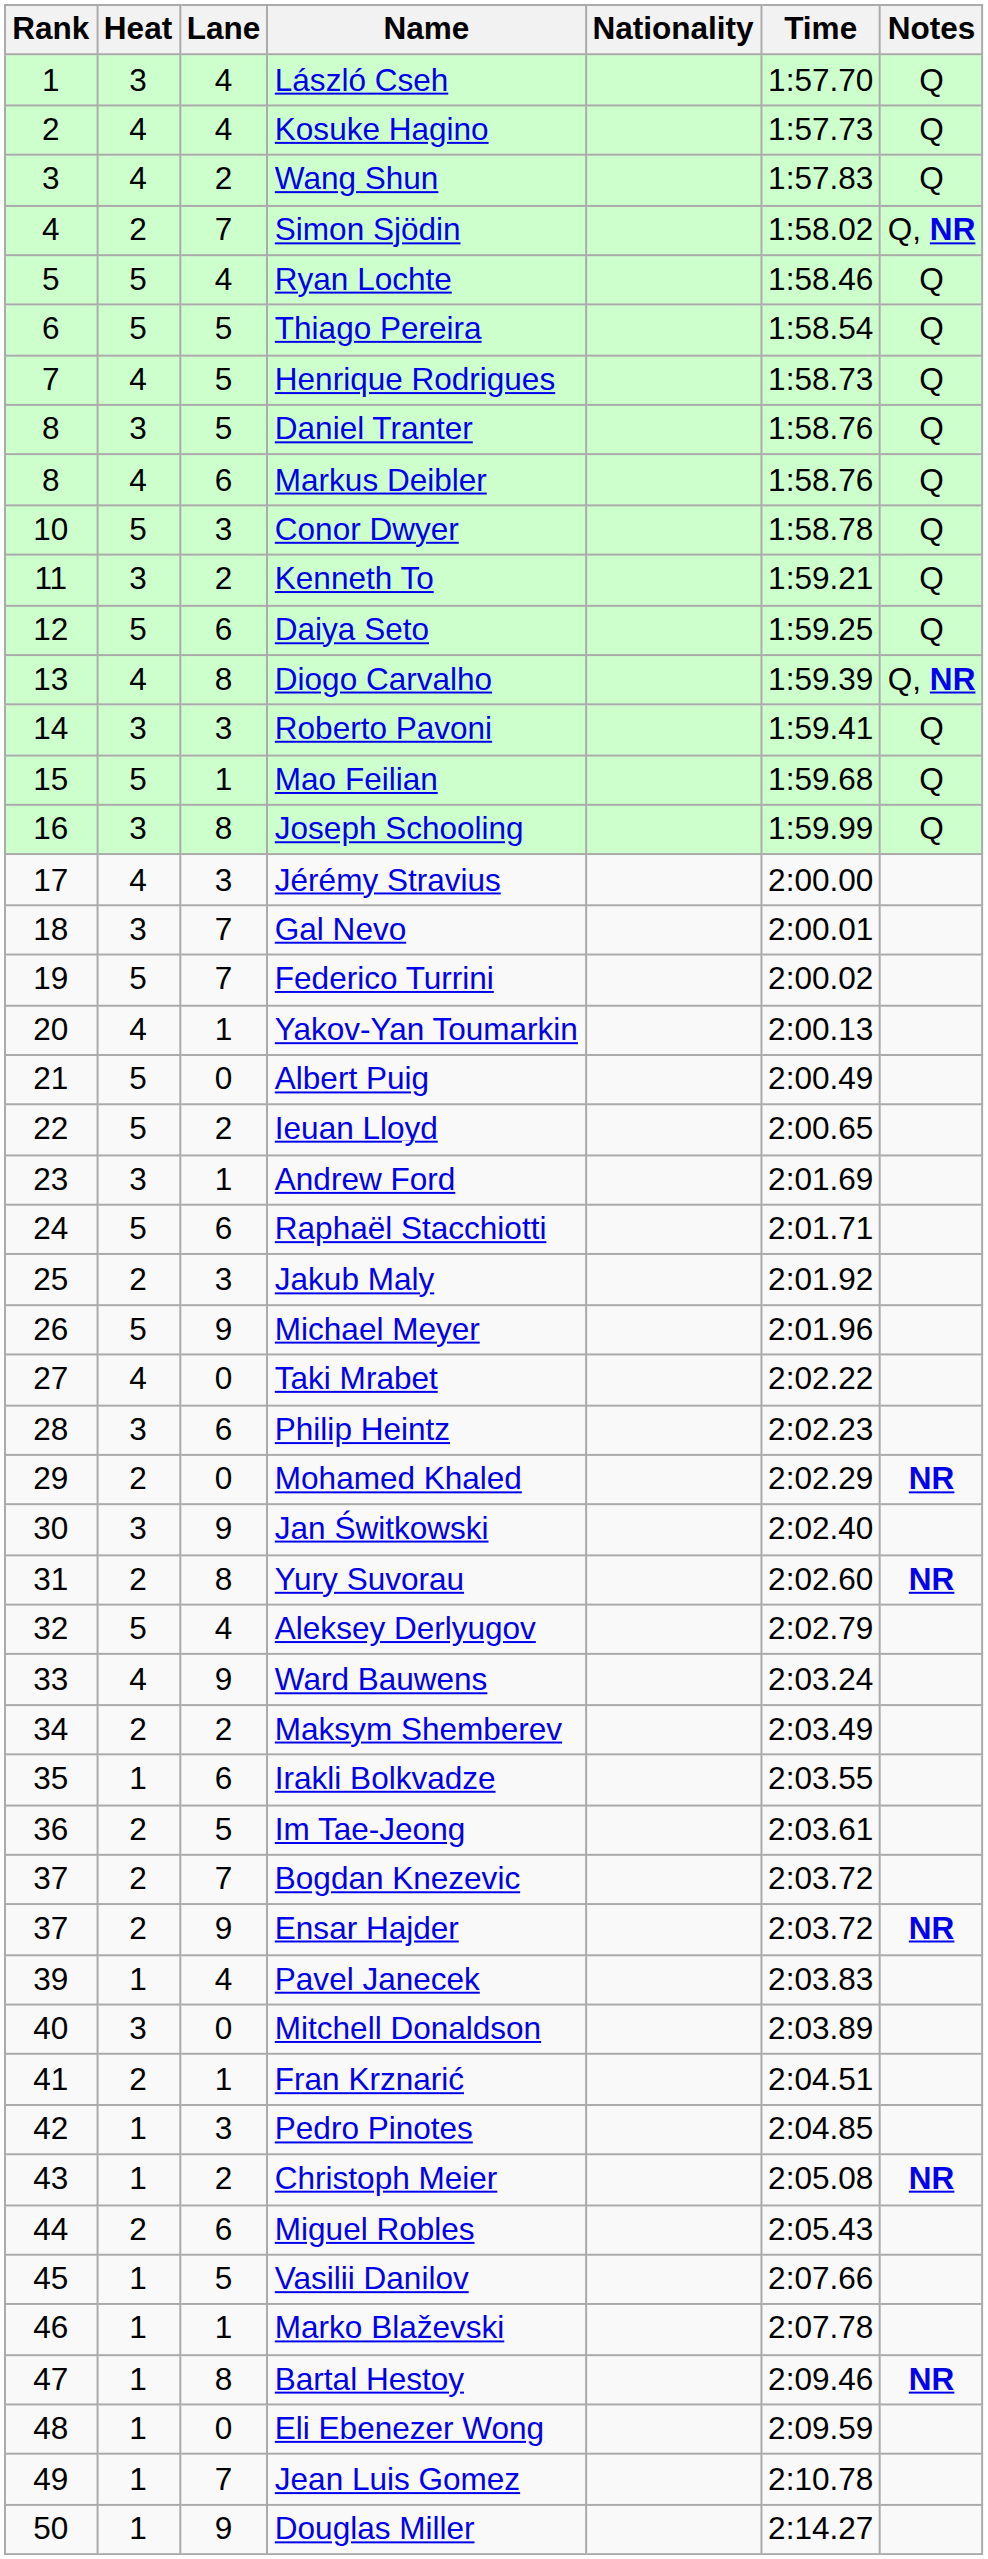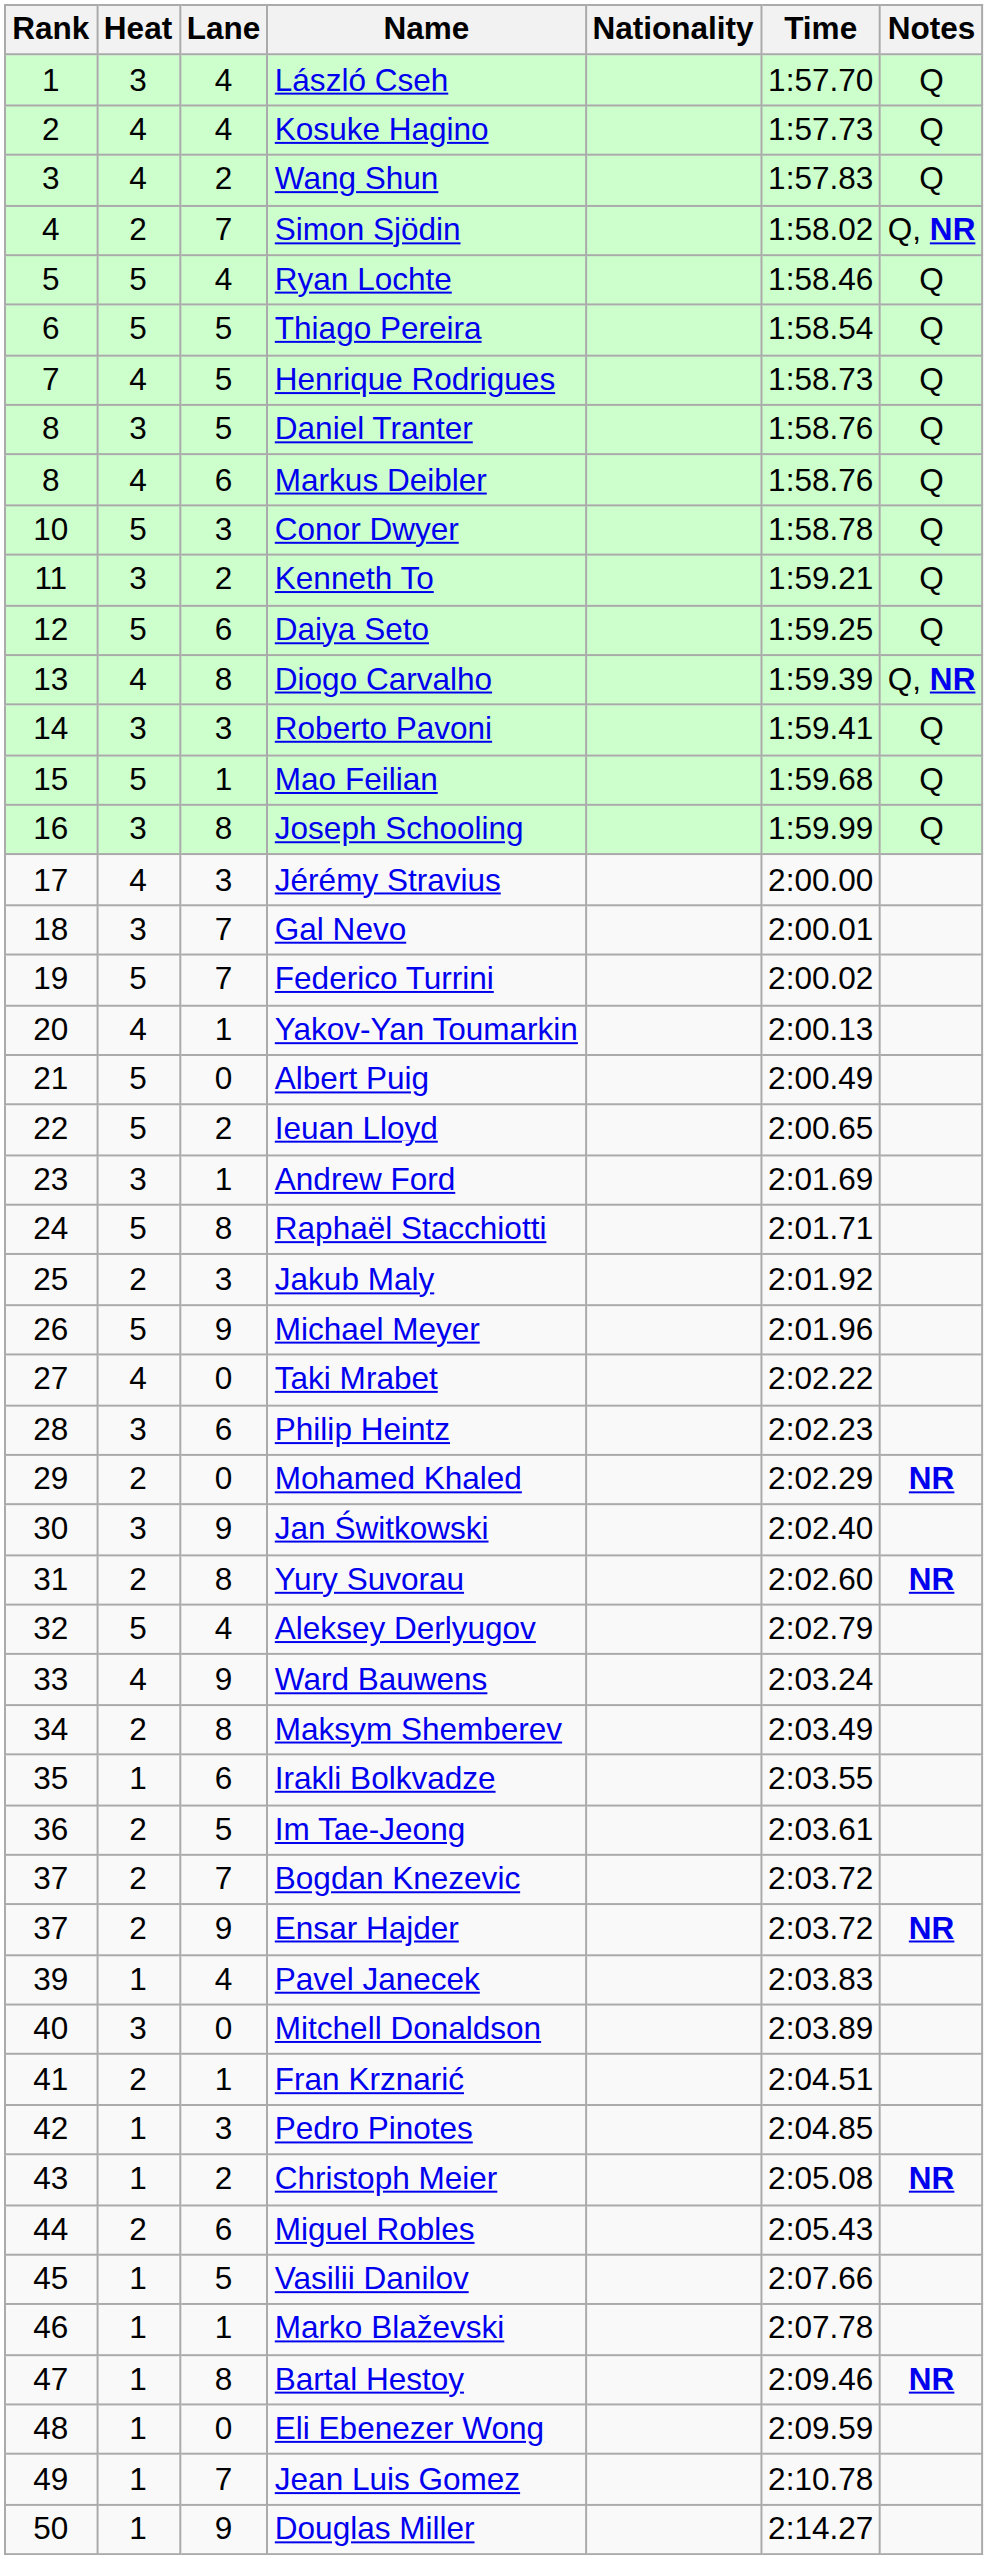(224, 1229) 6 -> (224, 1229) 8
(224, 1729) 2 -> (224, 1729) 8
